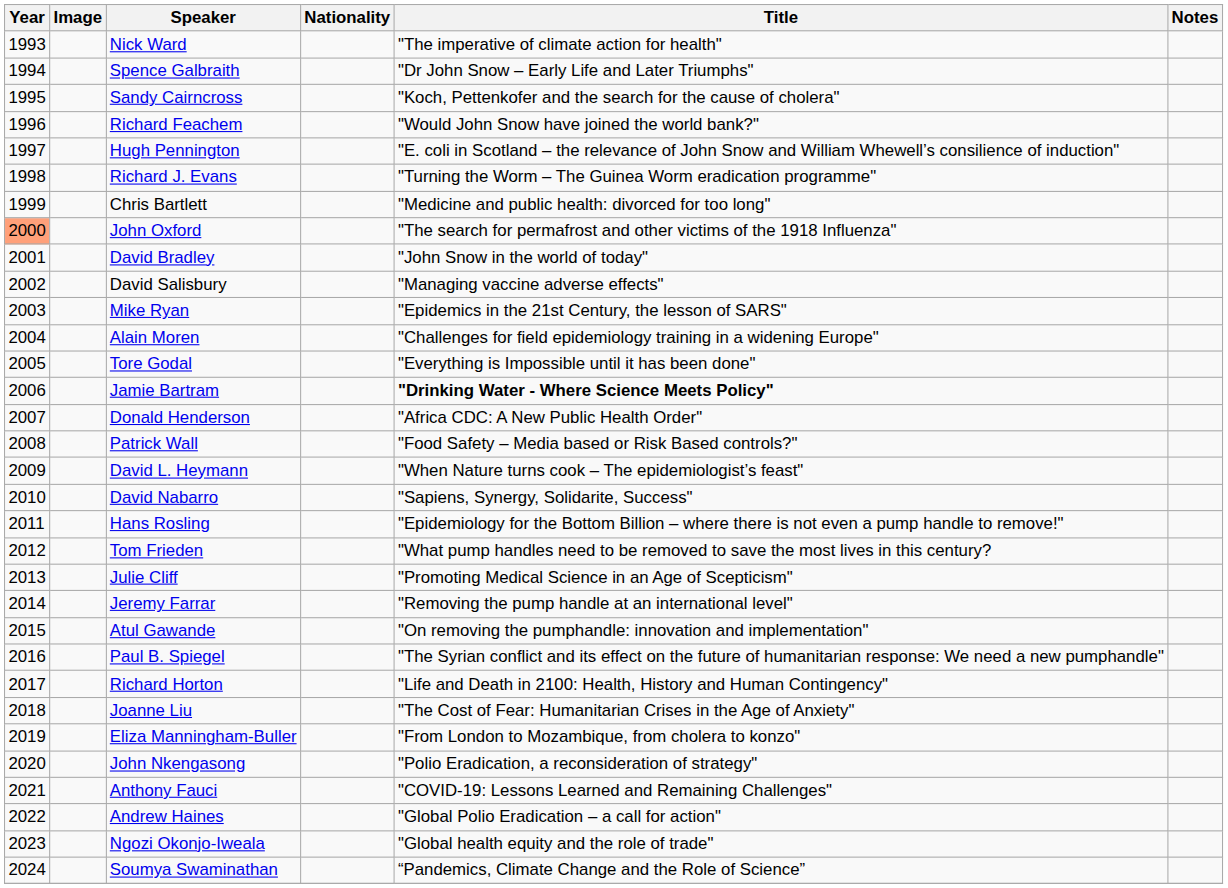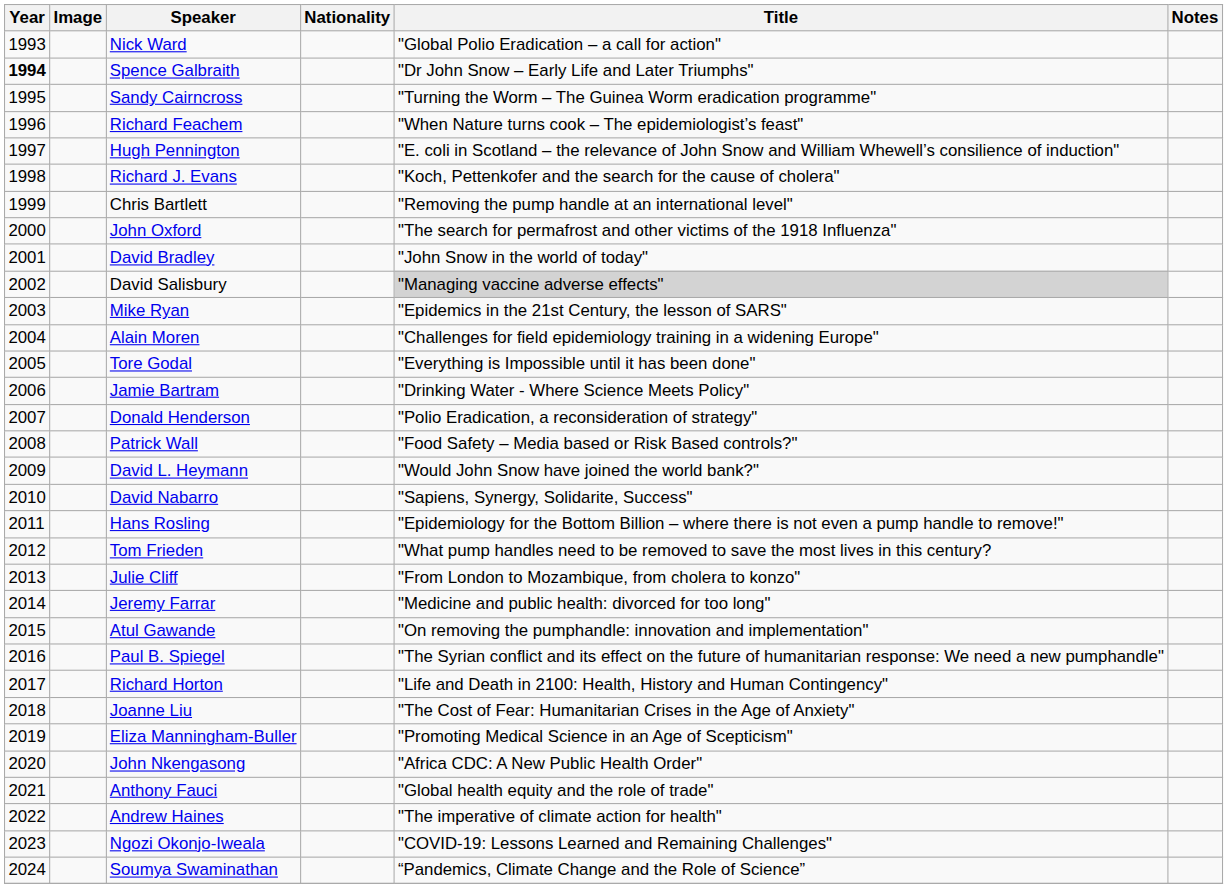(560, 44) "The imperative of climate action for health" -> (559, 44) "Global Polio Eradication – a call for action"
(27, 71) normal -> (27, 71) bold
(619, 97) "Koch, Pettenkofer and the search for the cause of cholera" -> (637, 97) "Turning the Worm – The Guinea Worm eradication programme"
(578, 124) "Would John Snow have joined the world bank?" -> (601, 124) "When Nature turns cook – The epidemiologist’s feast"
(637, 177) "Turning the Worm – The Guinea Worm eradication programme" -> (619, 177) "Koch, Pettenkofer and the search for the cause of cholera"
(584, 204) "Medicine and public health: divorced for too long" -> (595, 204) "Removing the pump handle at an international level"
(27, 230) lightsalmon background -> (27, 230) no background
(531, 284) no background -> (531, 284) lightgrey background
(586, 390) bold -> (574, 390) normal
(550, 417) "Africa CDC: A New Public Health Order" -> (578, 417) "Polio Eradication, a reconsideration of strategy"
(601, 470) "When Nature turns cook – The epidemiologist’s feast" -> (578, 470) "Would John Snow have joined the world bank?"
(595, 577) "Promoting Medical Science in an Age of Scepticism" -> (599, 577) "From London to Mozambique, from cholera to konzo"
(595, 603) "Removing the pump handle at an international level" -> (584, 603) "Medicine and public health: divorced for too long"
(599, 737) "From London to Mozambique, from cholera to konzo" -> (595, 737) "Promoting Medical Science in an Age of Scepticism"
(578, 763) "Polio Eradication, a reconsideration of strategy" -> (550, 763) "Africa CDC: A New Public Health Order"
(615, 790) "COVID-19: Lessons Learned and Remaining Challenges" -> (556, 790) "Global health equity and the role of trade"
(559, 817) "Global Polio Eradication – a call for action" -> (560, 817) "The imperative of climate action for health"
(556, 843) "Global health equity and the role of trade" -> (615, 843) "COVID-19: Lessons Learned and Remaining Challenges"
